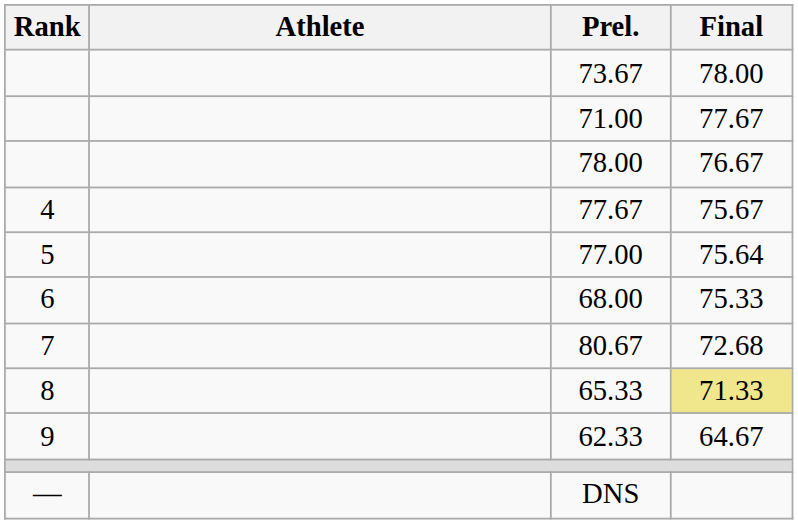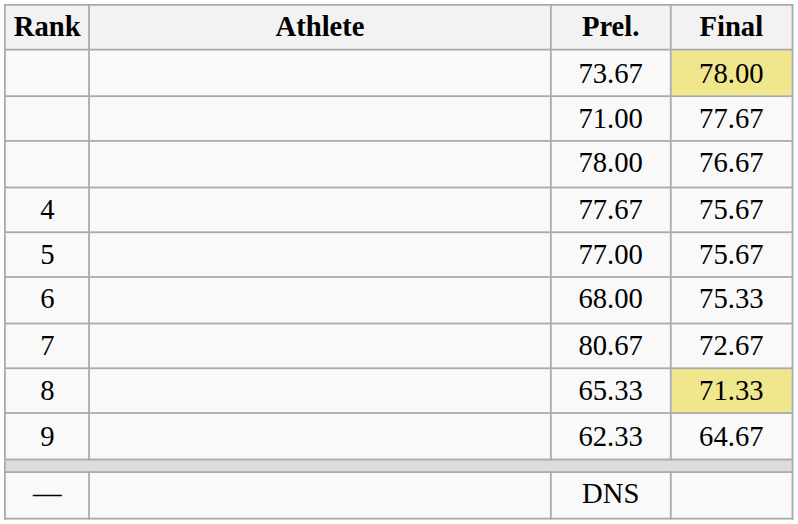(731, 72) no background -> (731, 72) khaki background
(731, 254) 75.64 -> (731, 254) 75.67
(731, 345) 72.68 -> (731, 345) 72.67
